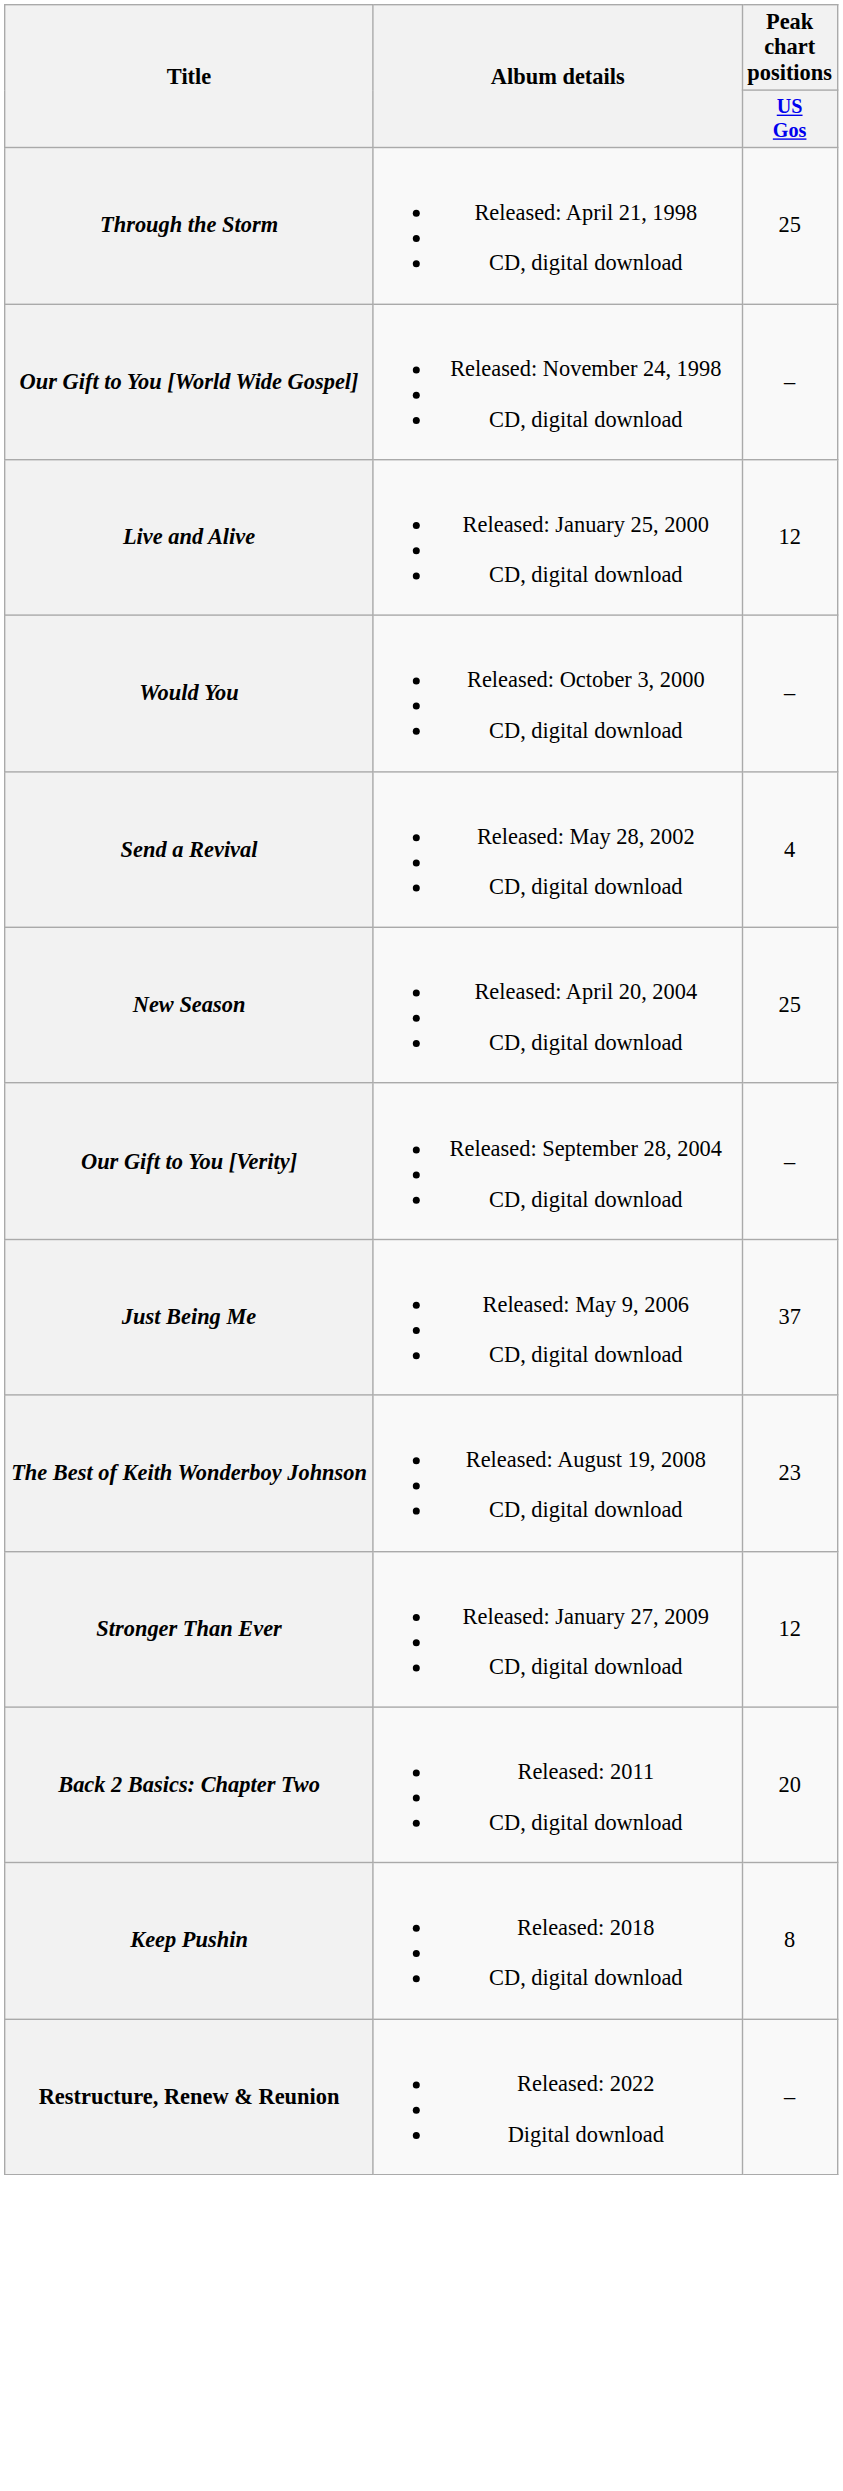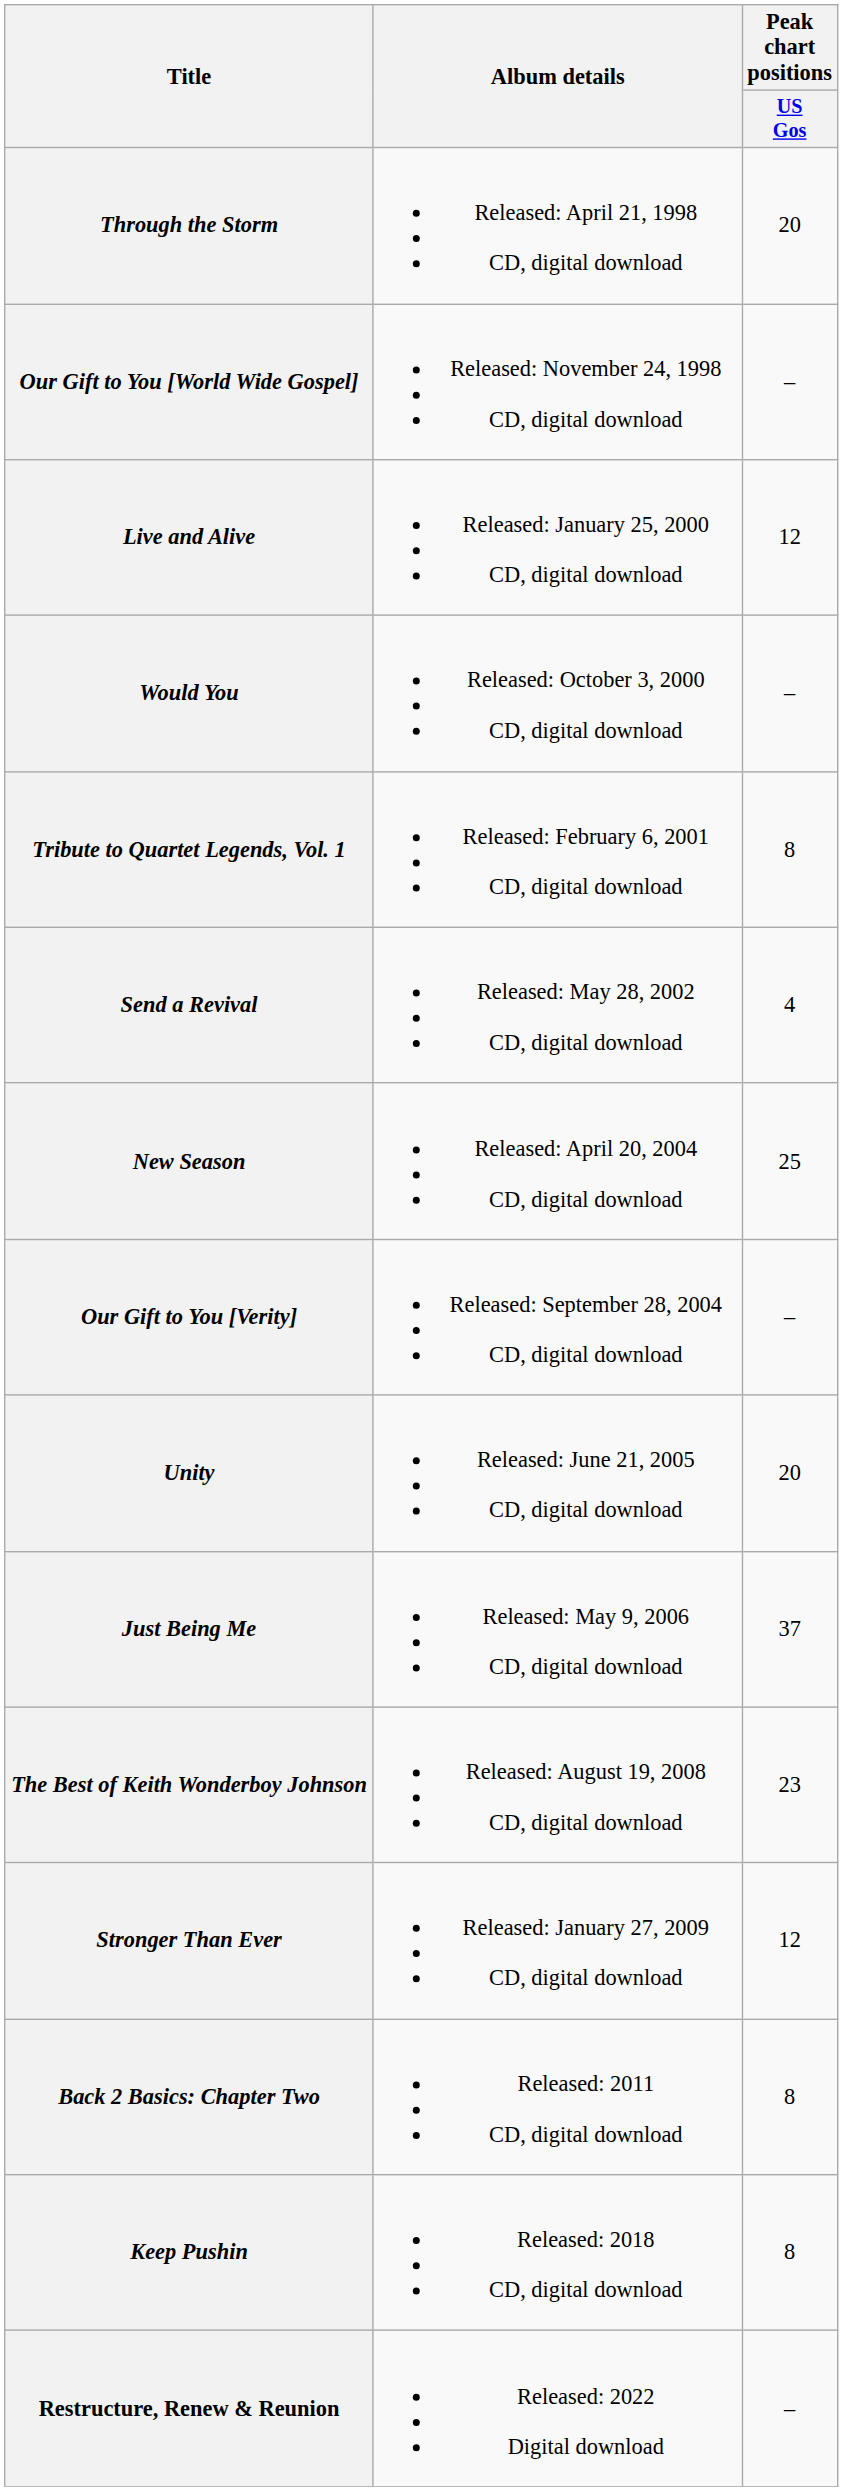(790, 225) 25 -> (790, 225) 20
+ row: (189, 849)
+ row: (189, 1472)
(790, 1784) 20 -> (790, 2096) 8
